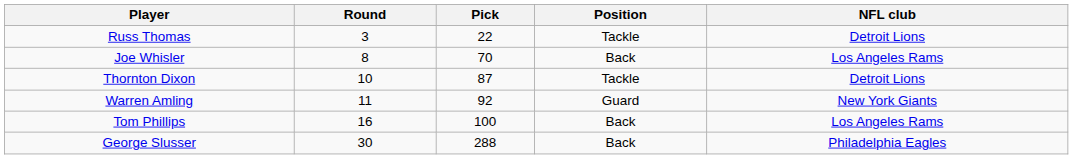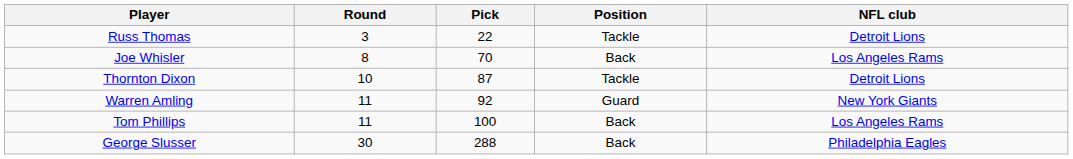(365, 121) 16 -> (365, 121) 11
